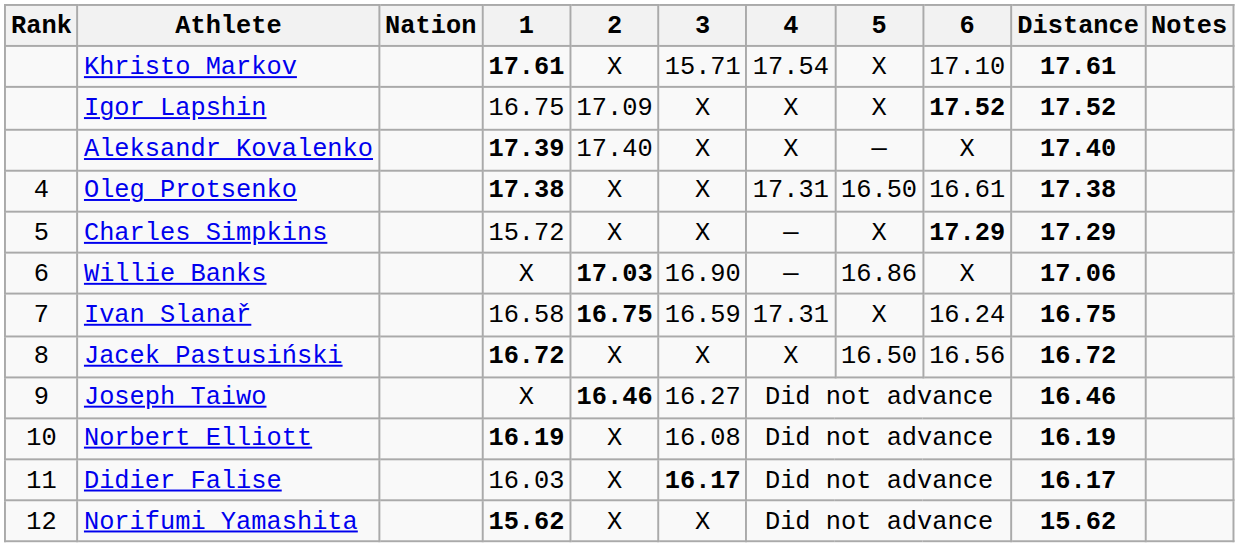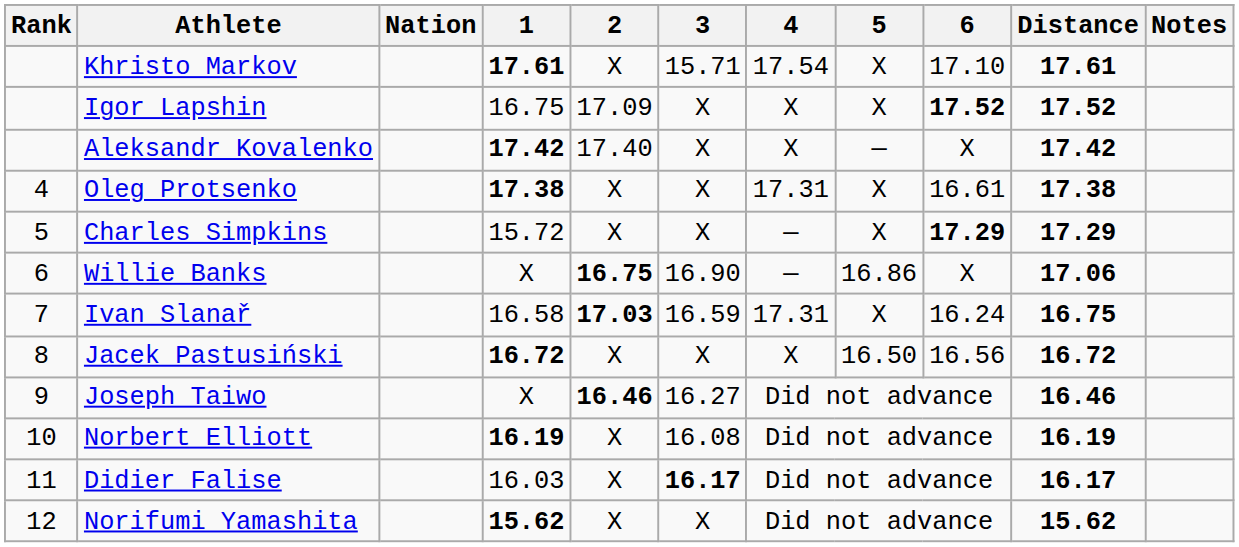(526, 150) 17.39 -> (526, 150) 17.42
(1078, 150) 17.40 -> (1078, 150) 17.42
(879, 191) 16.50 -> (879, 191) X
(615, 274) 17.03 -> (615, 274) 16.75
(615, 315) 16.75 -> (615, 315) 17.03
